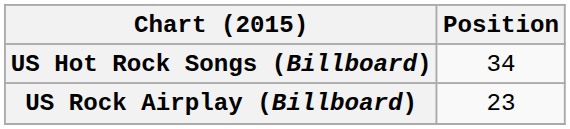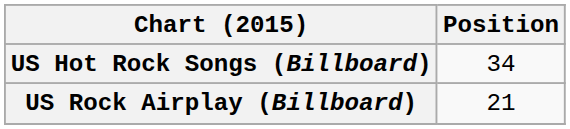(501, 103) 23 -> (501, 103) 21
